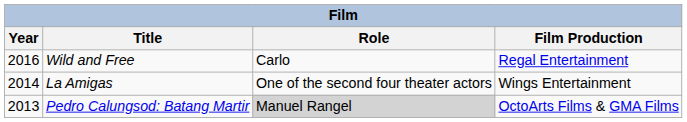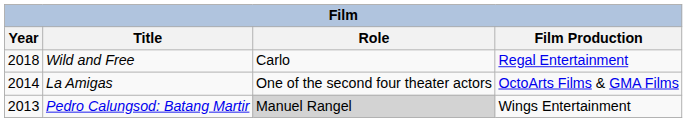(24, 60) 2016 -> (24, 60) 2018
(565, 83) Wings Entertainment -> (589, 83) OctoArts Films & GMA Films
(589, 106) OctoArts Films & GMA Films -> (565, 106) Wings Entertainment
